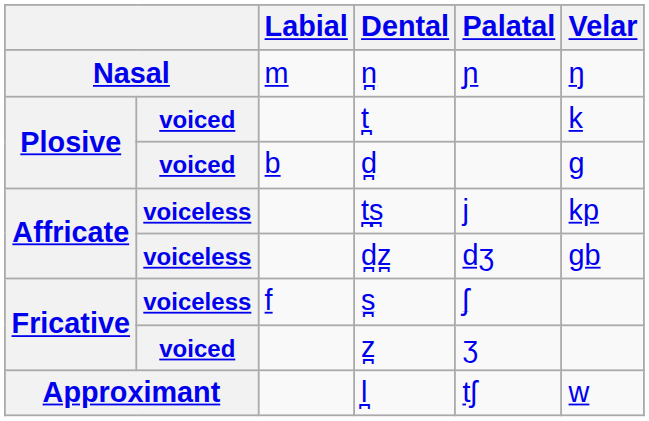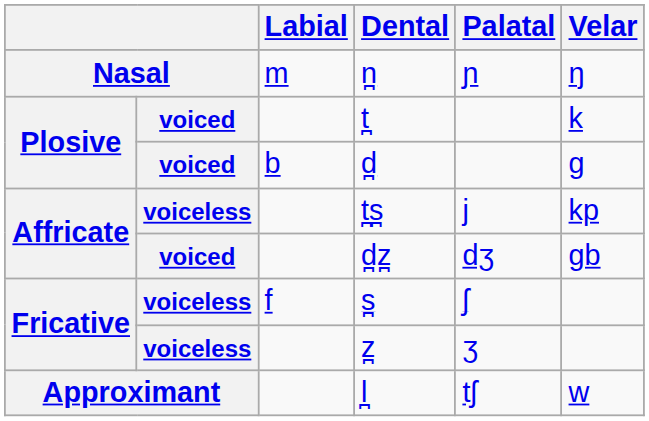(197, 257) voiceless -> (197, 257) voiced
(197, 348) voiced -> (197, 348) voiceless
